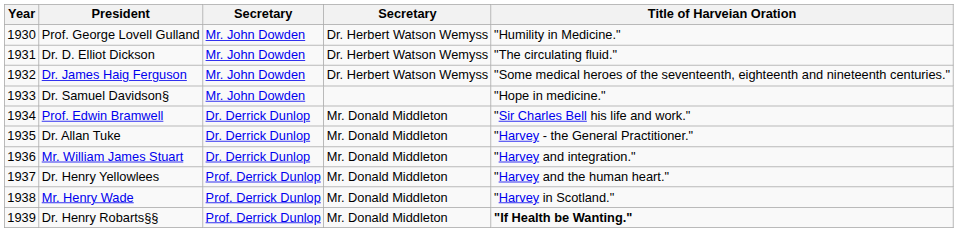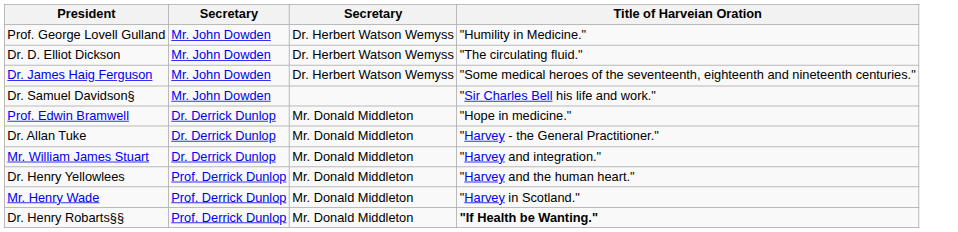- column: (22, 14)
(550, 95) "Hope in medicine." -> (558, 95) "Sir Charles Bell his life and work."
(592, 116) "Sir Charles Bell his life and work." -> (515, 116) "Hope in medicine."
